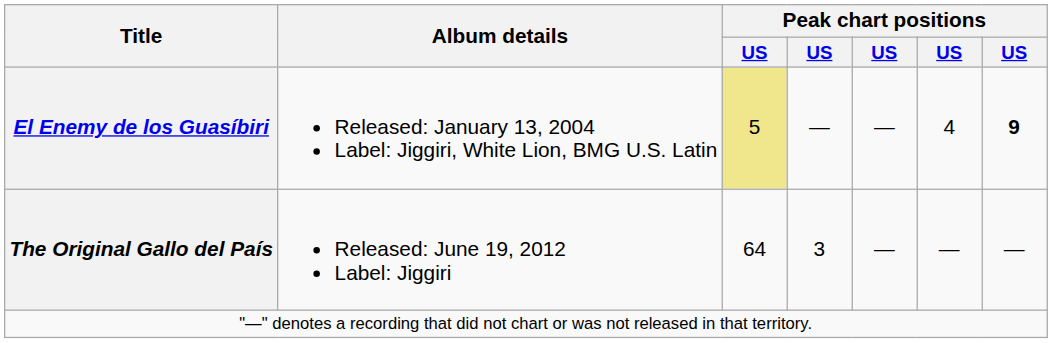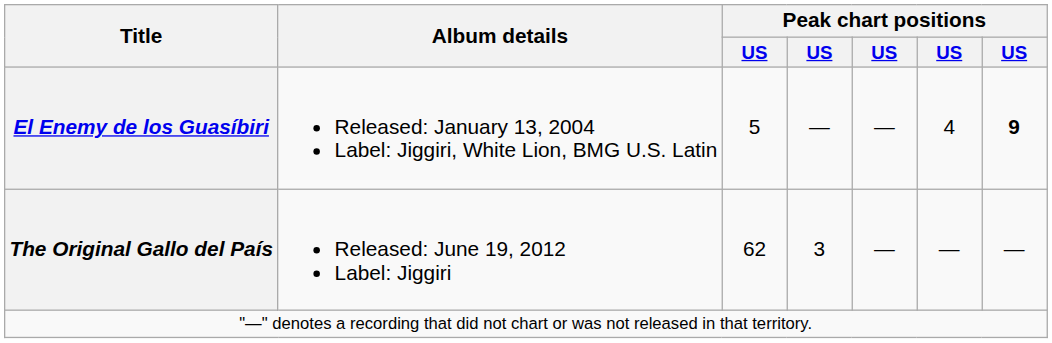(754, 127) khaki background -> (754, 127) no background
(754, 249) 64 -> (754, 249) 62
